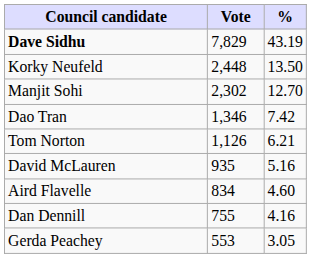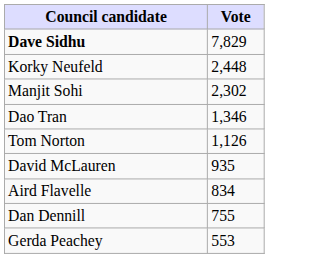- column: (285, 16)
